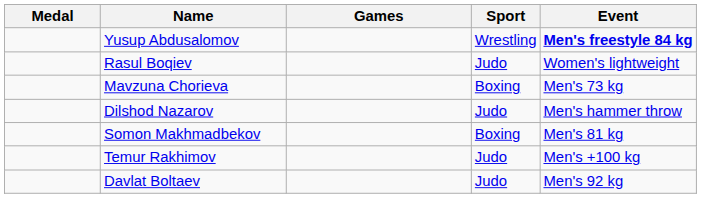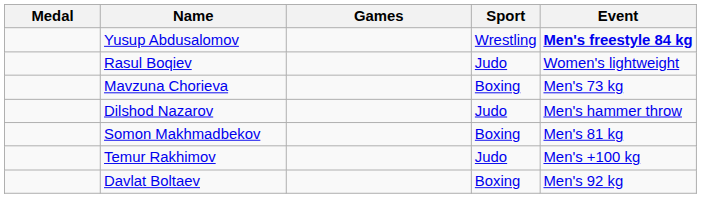(491, 181) Judo -> (498, 181) Boxing
